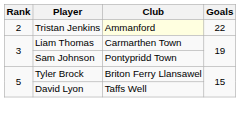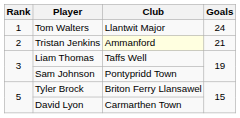+ row: (62, 27)
(220, 27) 22 -> (220, 43) 21
(143, 43) Carmarthen Town -> (126, 58) Taffs Well
(126, 89) Taffs Well -> (143, 105) Carmarthen Town
